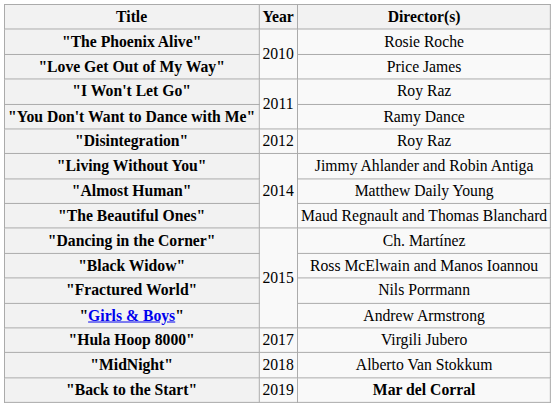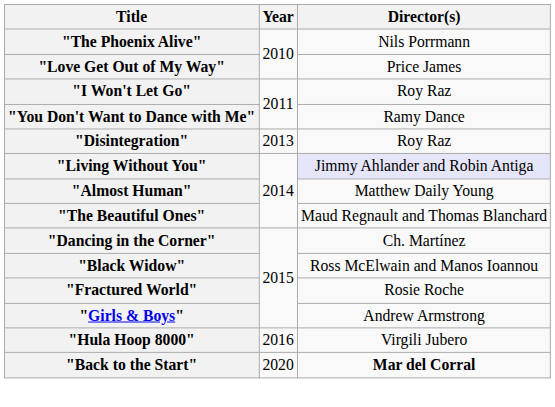(424, 41) Rosie Roche -> (424, 41) Nils Porrmann
(278, 141) 2012 -> (278, 141) 2013
(424, 166) no background -> (424, 166) lavender background
(424, 290) Nils Porrmann -> (424, 290) Rosie Roche
(278, 340) 2017 -> (278, 340) 2016
- row: (132, 365)
(278, 389) 2019 -> (278, 365) 2020
